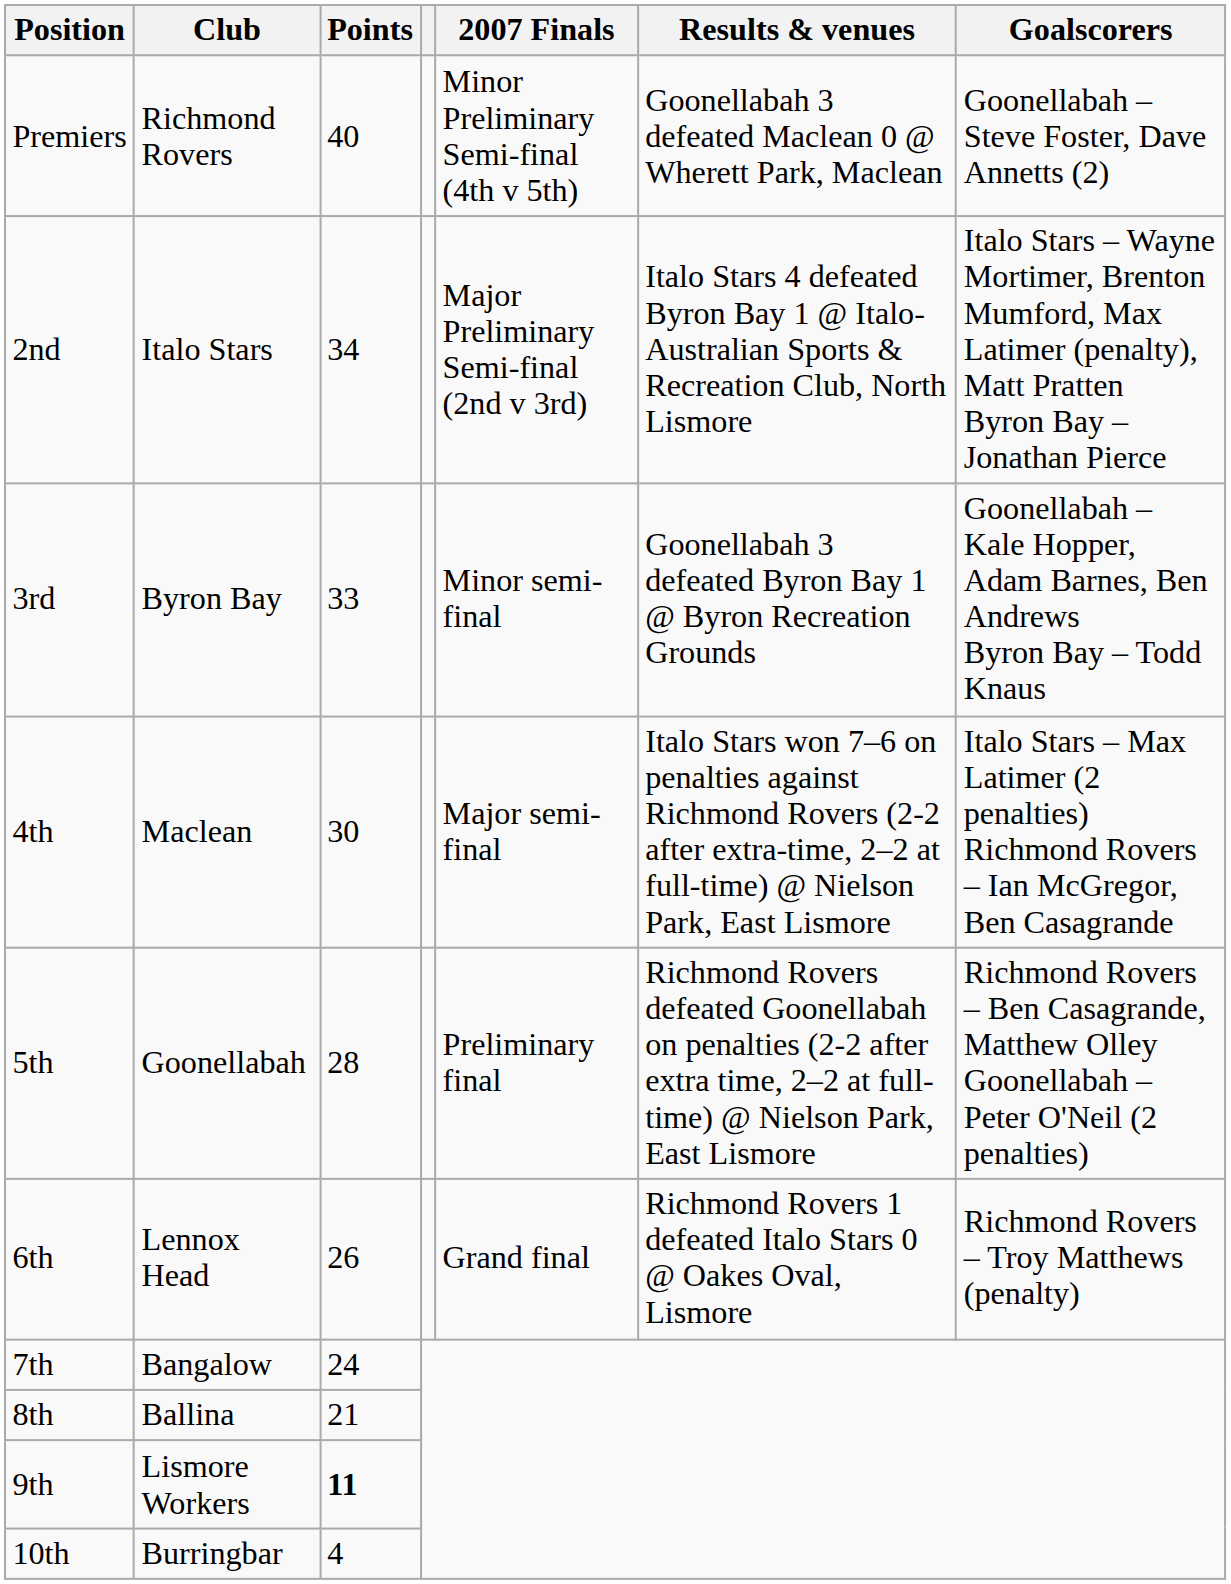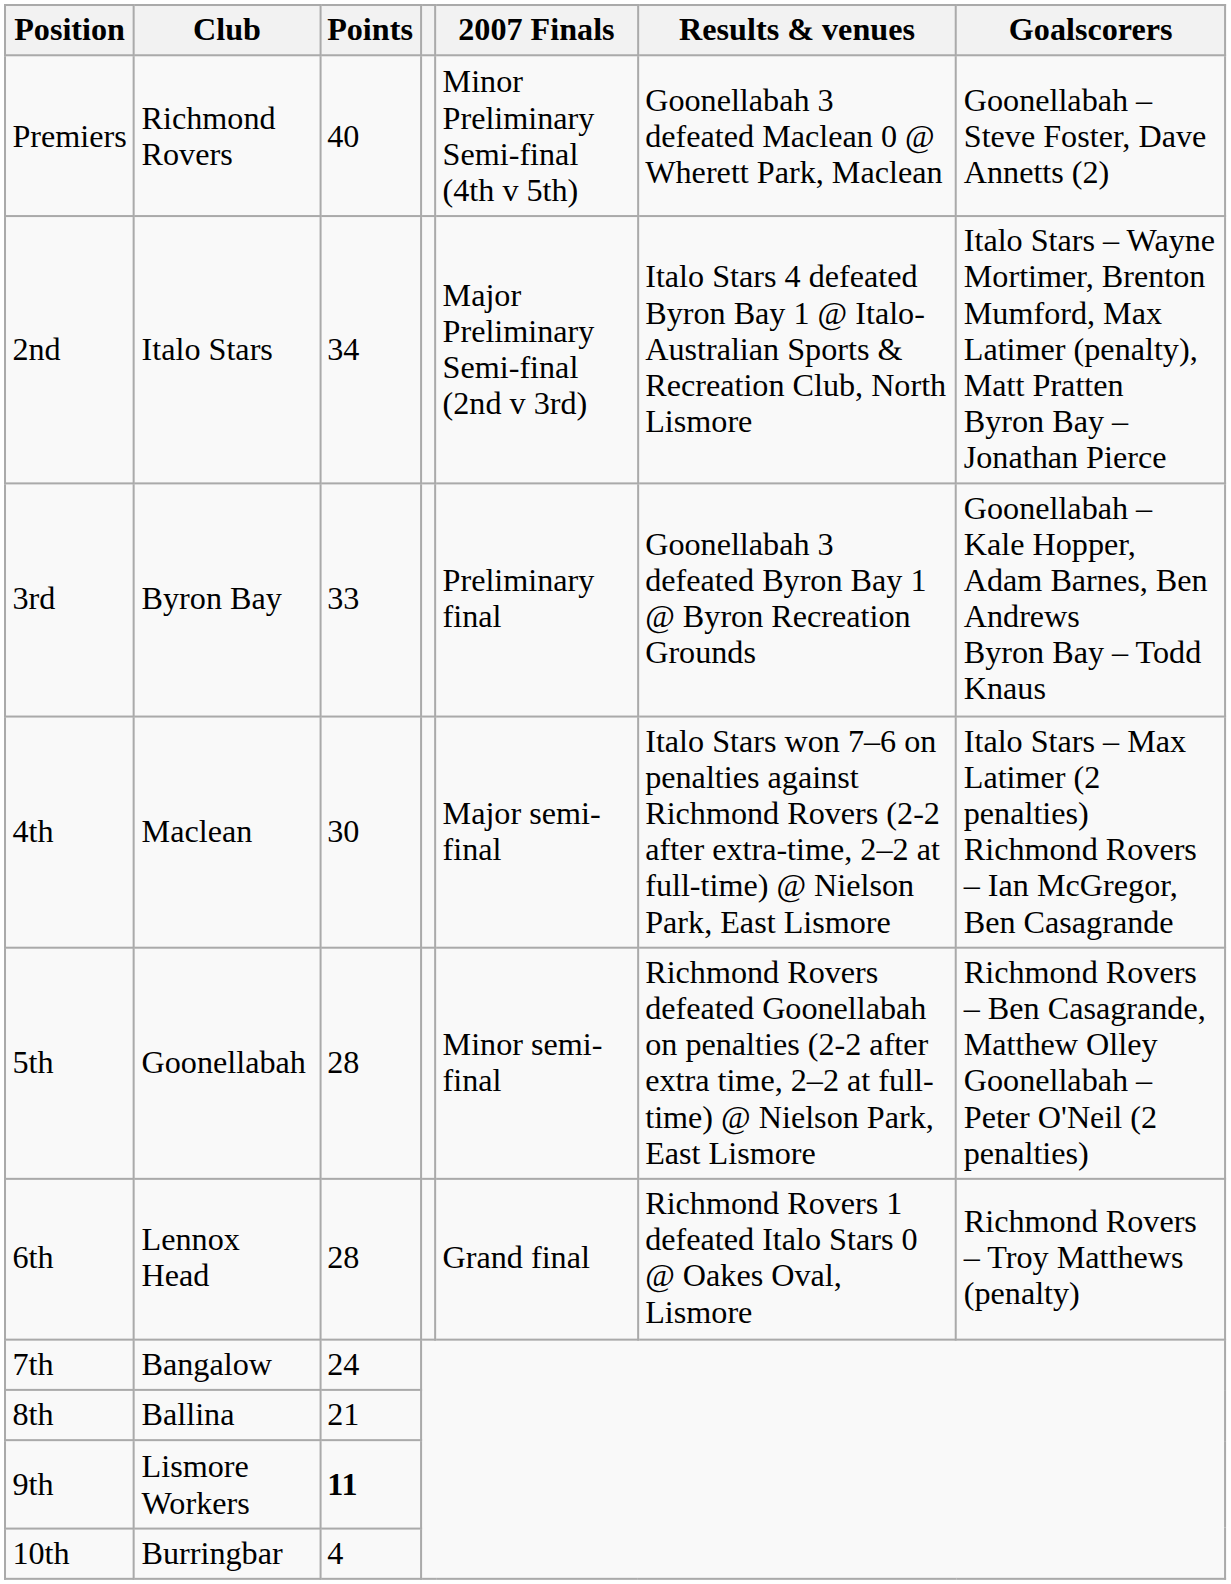(523, 599) Minor semi-final -> (518, 599) Preliminary final
(518, 1062) Preliminary final -> (523, 1062) Minor semi-final
(343, 1258) 26 -> (343, 1258) 28
